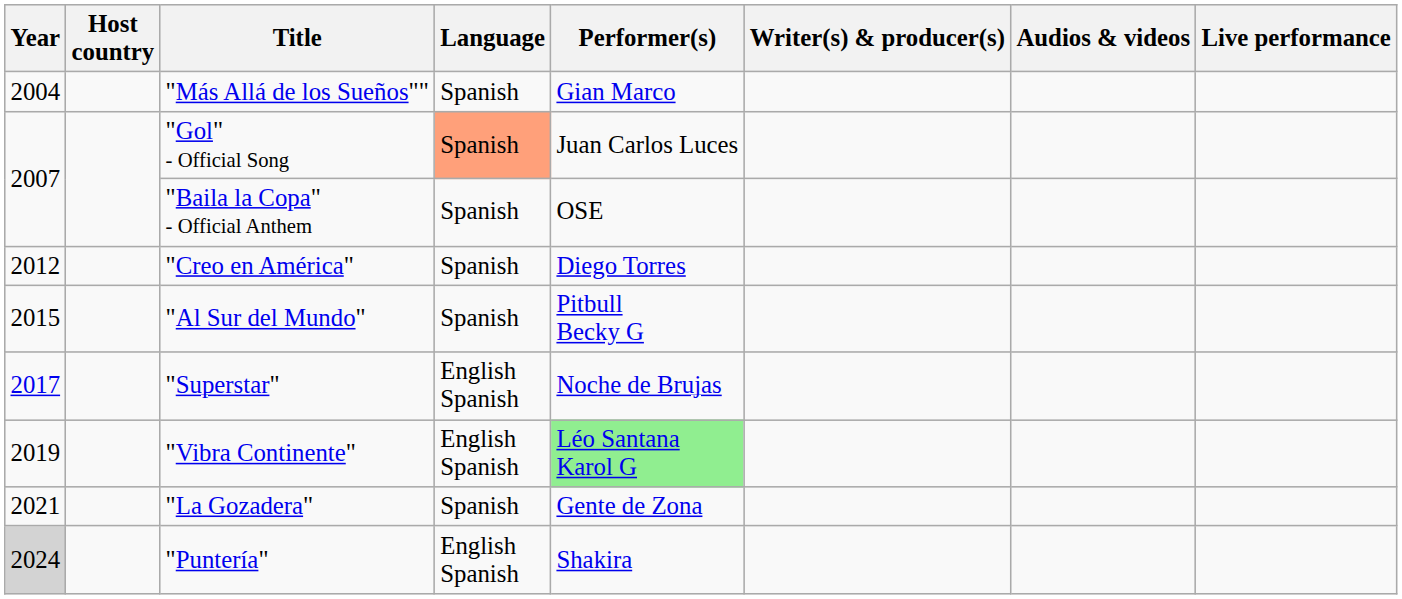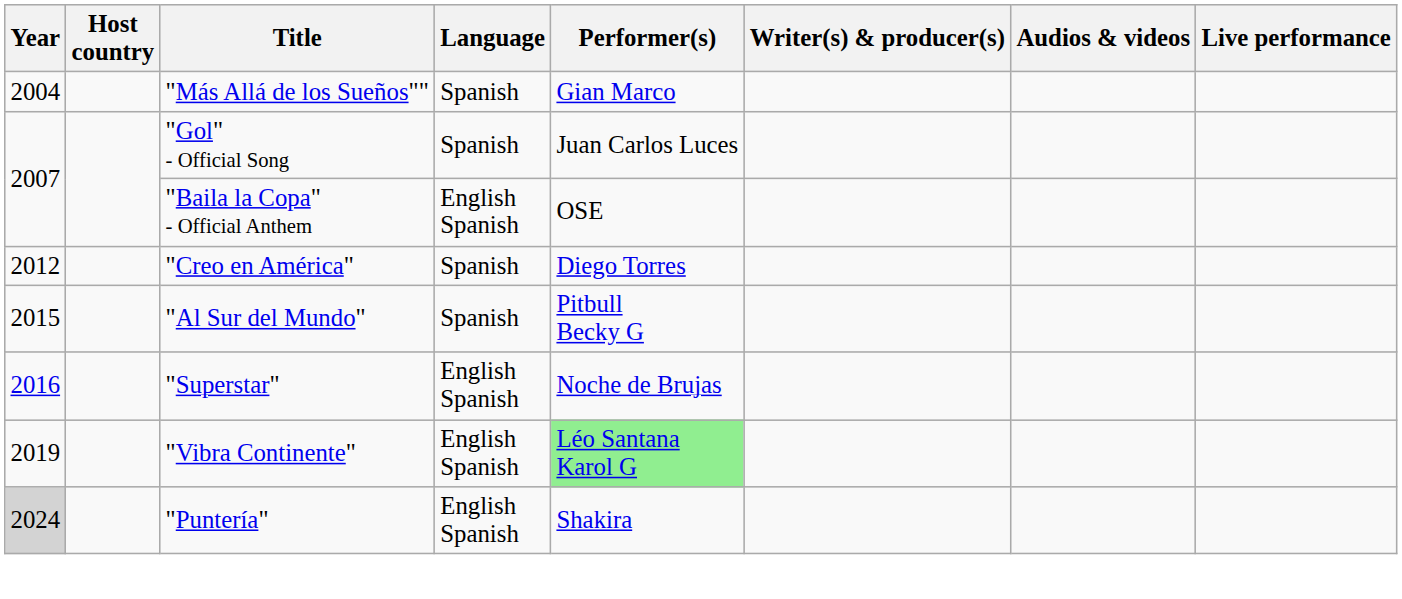(480, 144) lightsalmon background -> (480, 144) no background
(480, 211) Spanish -> (480, 211) English Spanish
(35, 385) 2017 -> (35, 385) 2016
- row: (239, 506)
